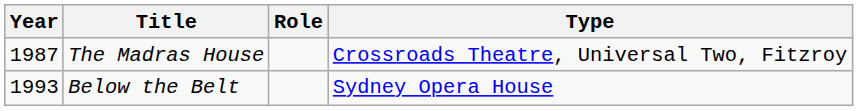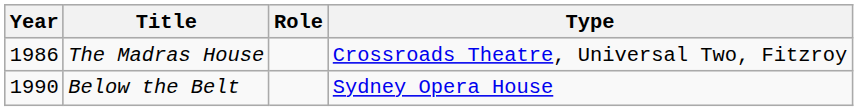(34, 55) 1987 -> (34, 55) 1986
(34, 88) 1993 -> (34, 88) 1990
